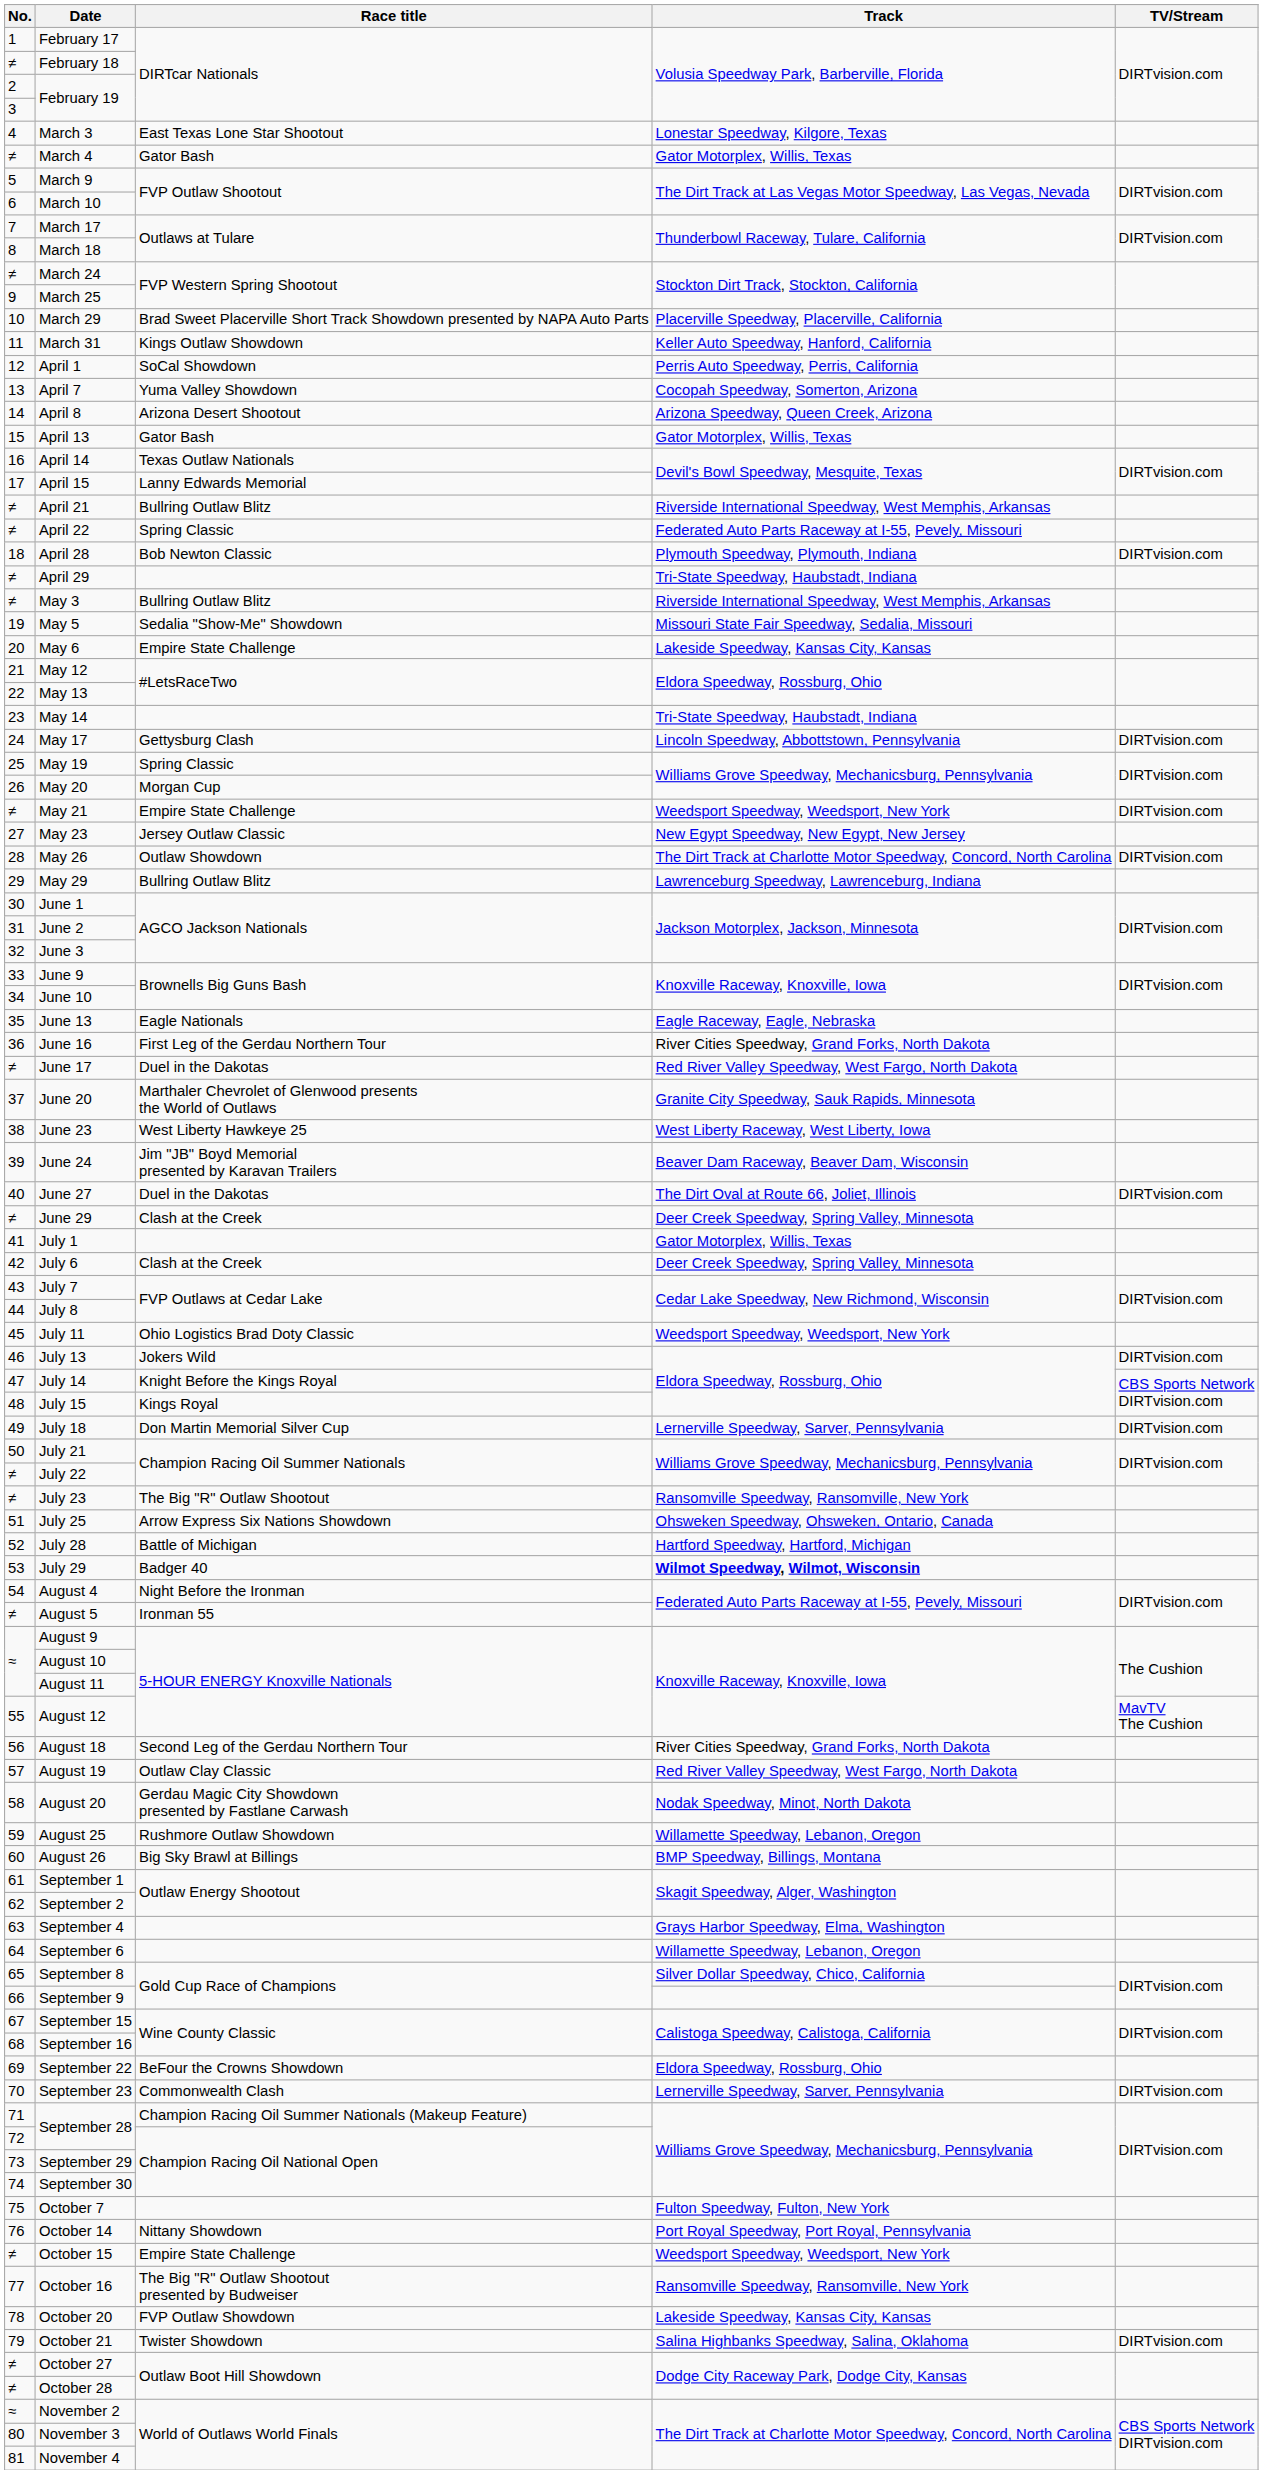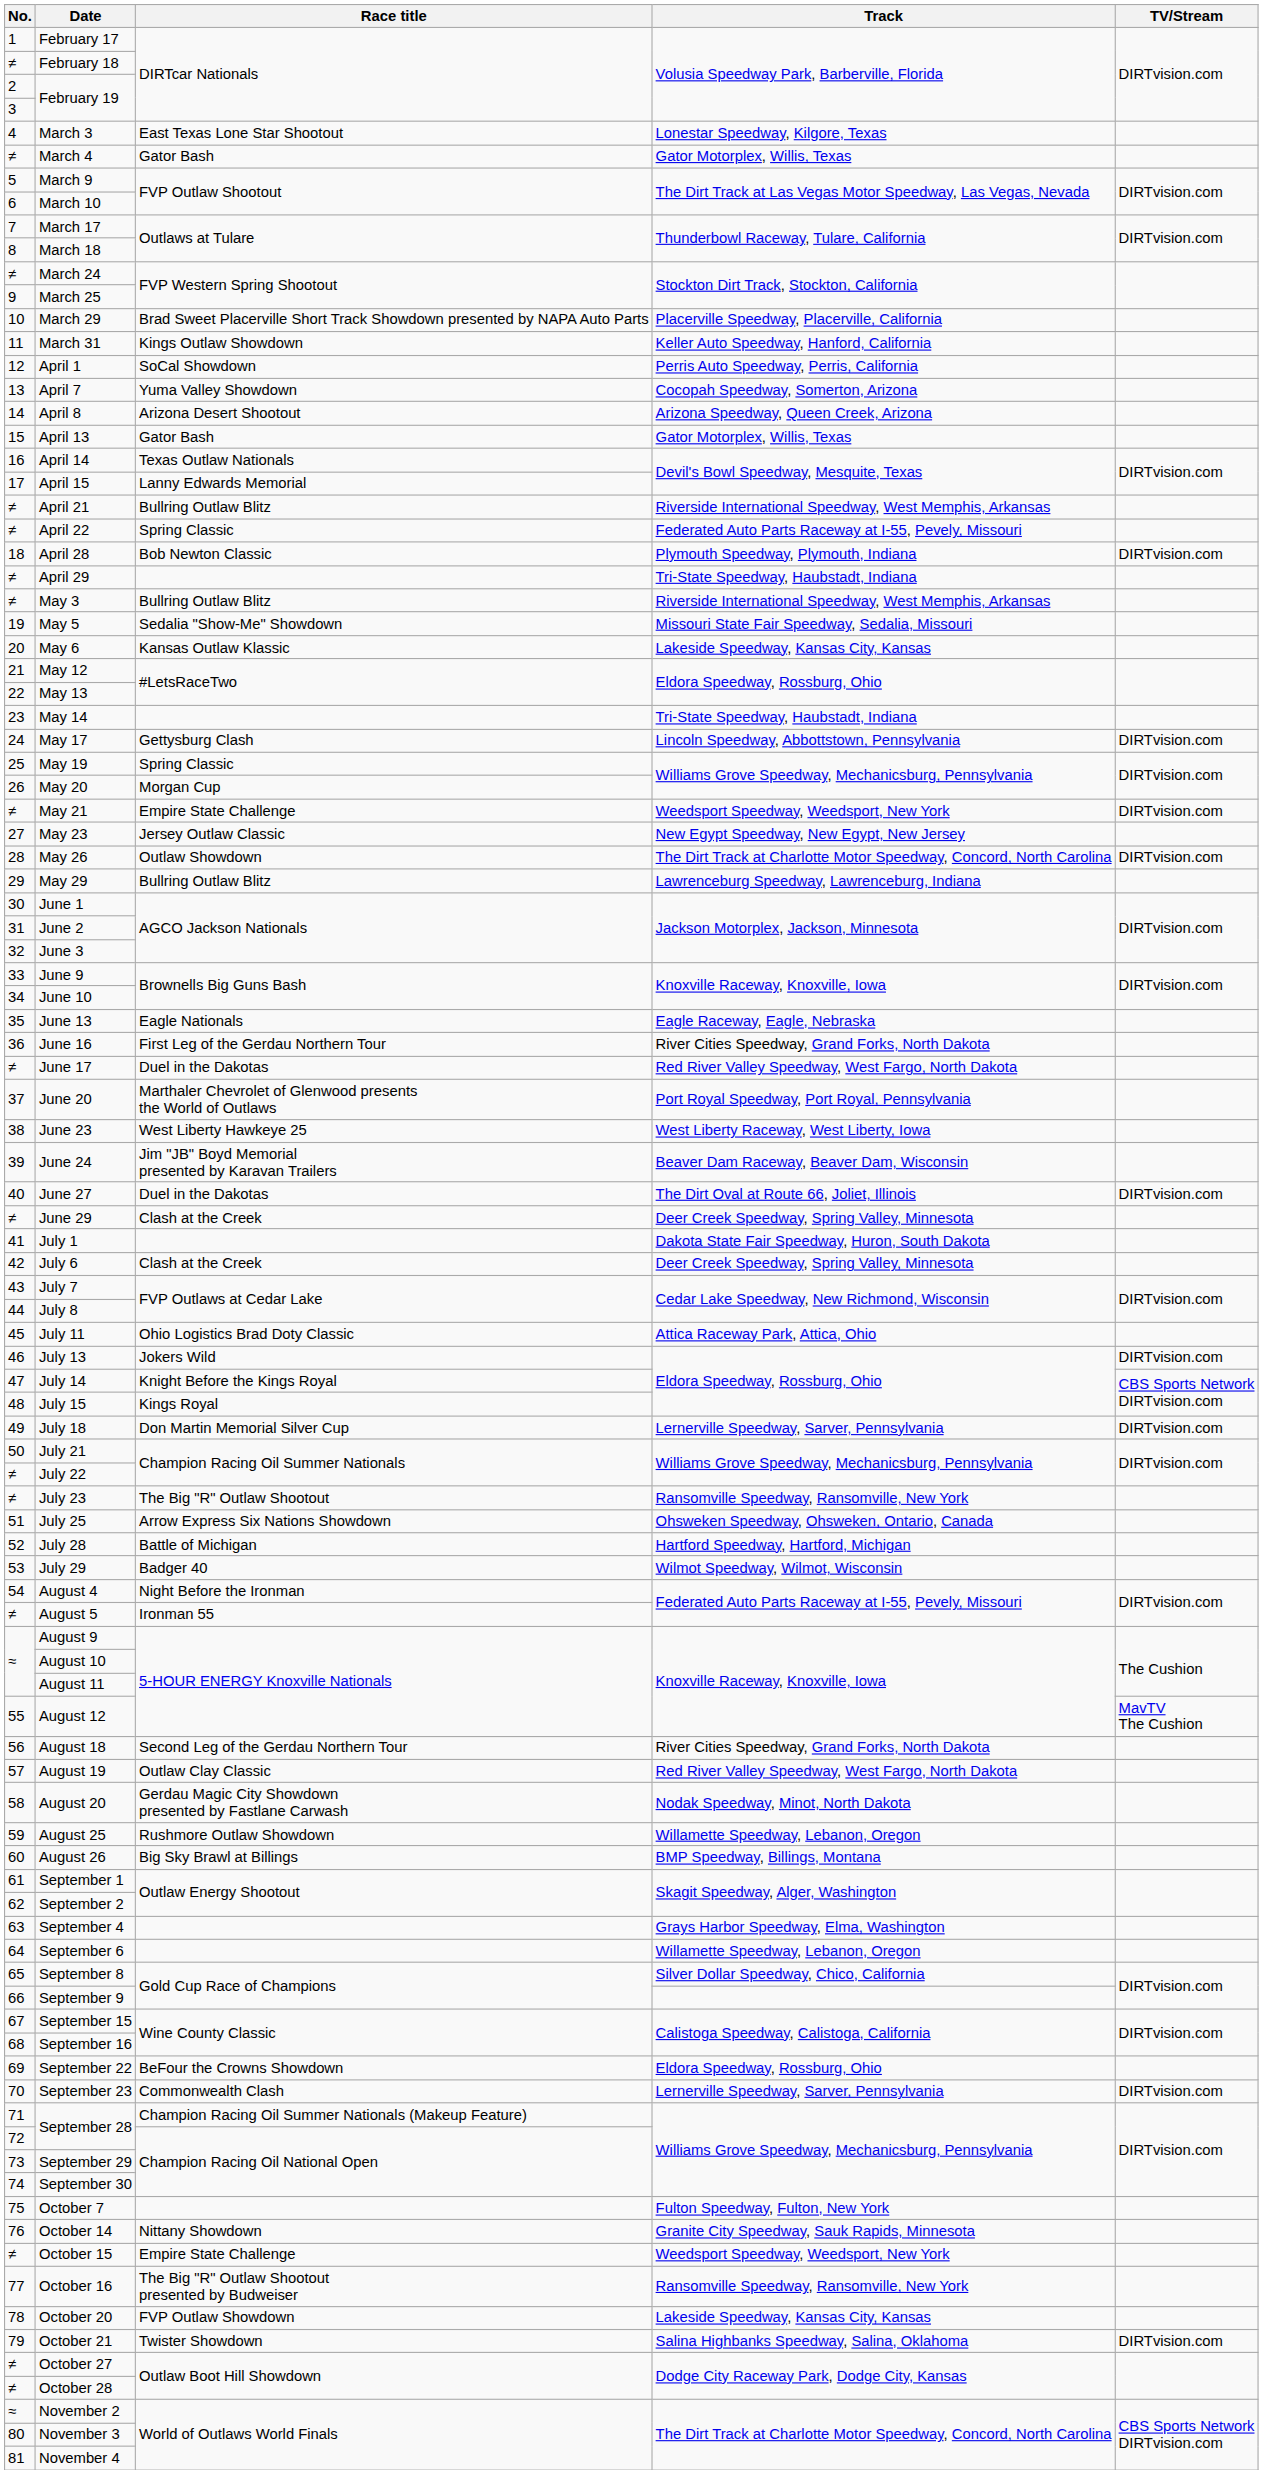(217, 647) Empire State Challenge -> (214, 647) Kansas Outlaw Klassic
(815, 1099) Granite City Speedway, Sauk Rapids, Minnesota -> (813, 1099) Port Royal Speedway, Port Royal, Pennsylvania
(753, 1240) Gator Motorplex, Willis, Texas -> (823, 1240) Dakota State Fair Speedway, Huron, South Dakota
(803, 1334) Weedsport Speedway, Weedsport, New York -> (766, 1334) Attica Raceway Park, Attica, Ohio
(788, 1567) bold -> (779, 1567) normal
(813, 2231) Port Royal Speedway, Port Royal, Pennsylvania -> (815, 2231) Granite City Speedway, Sauk Rapids, Minnesota
